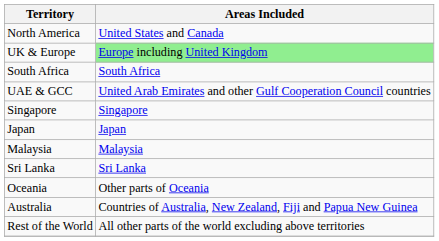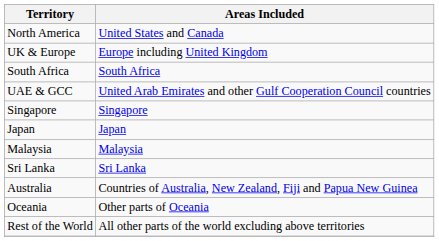(183, 52) lightgreen background -> (183, 52) no background
rows swapped: (29, 206) <-> (27, 187)
